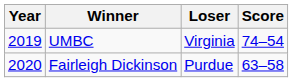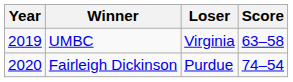(263, 40) 74–54 -> (263, 40) 63–58
(263, 64) 63–58 -> (263, 64) 74–54
